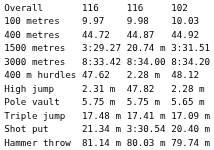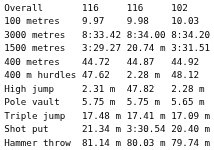rows swapped: (32, 34) <-> (35, 61)
